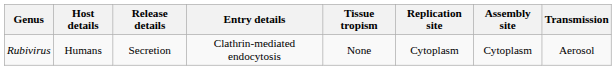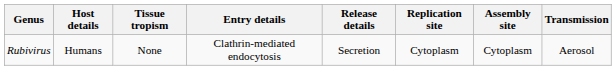columns swapped: (359, 19) <-> (150, 19)
